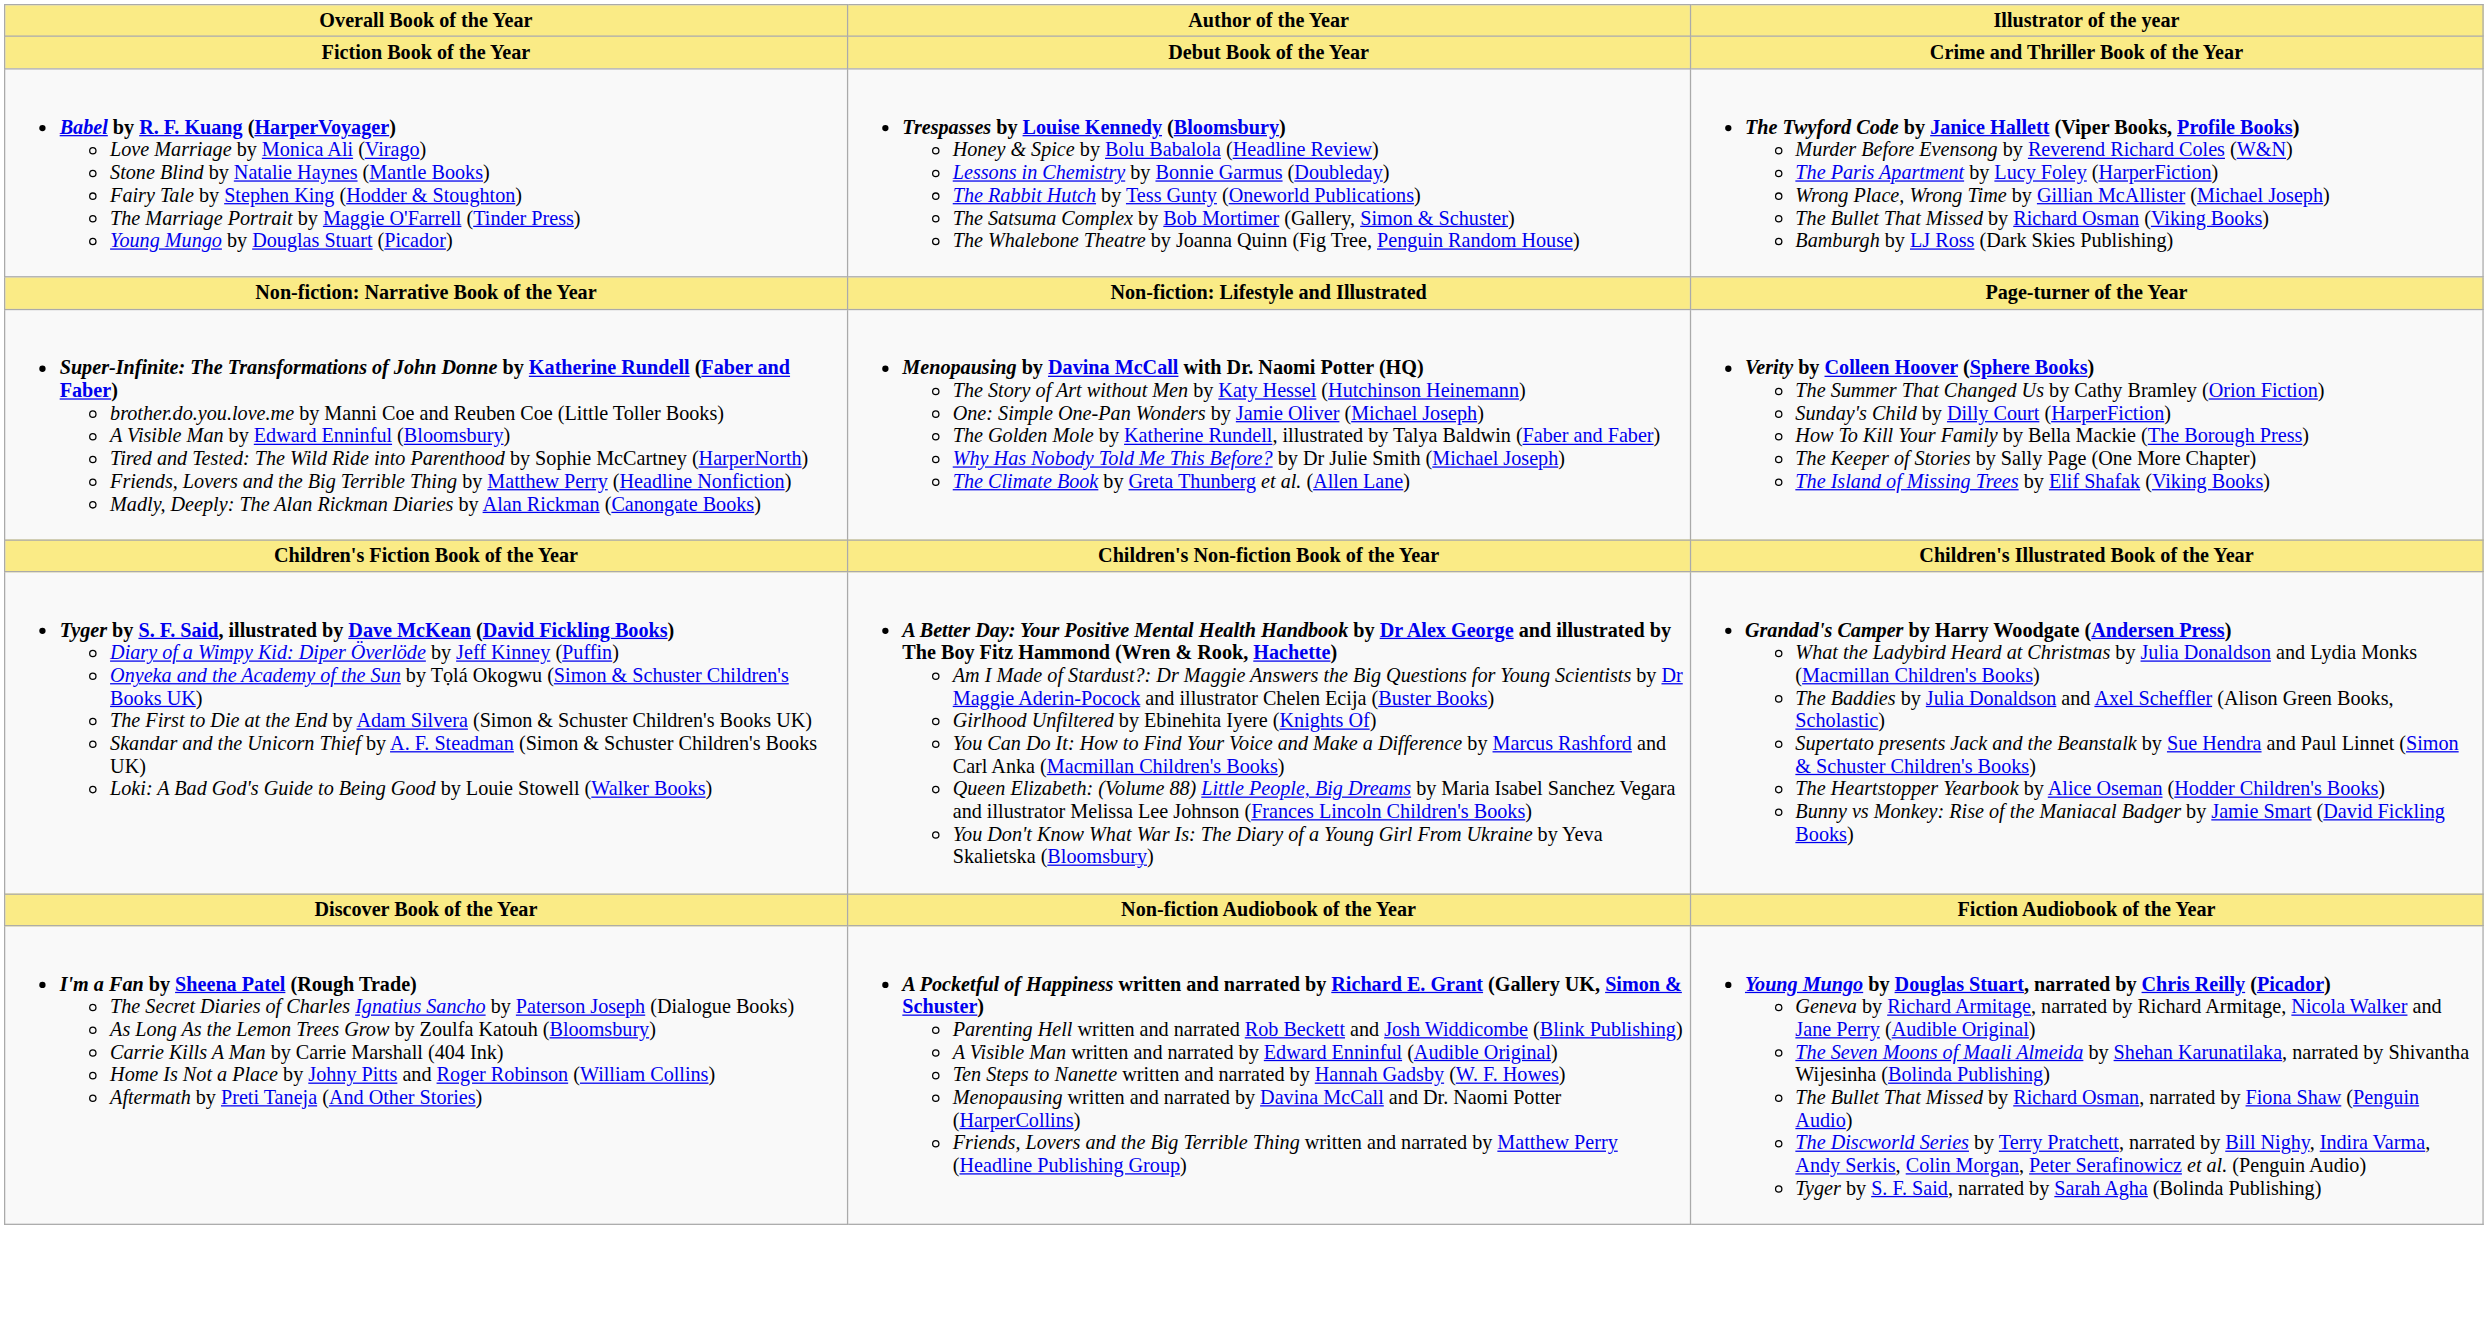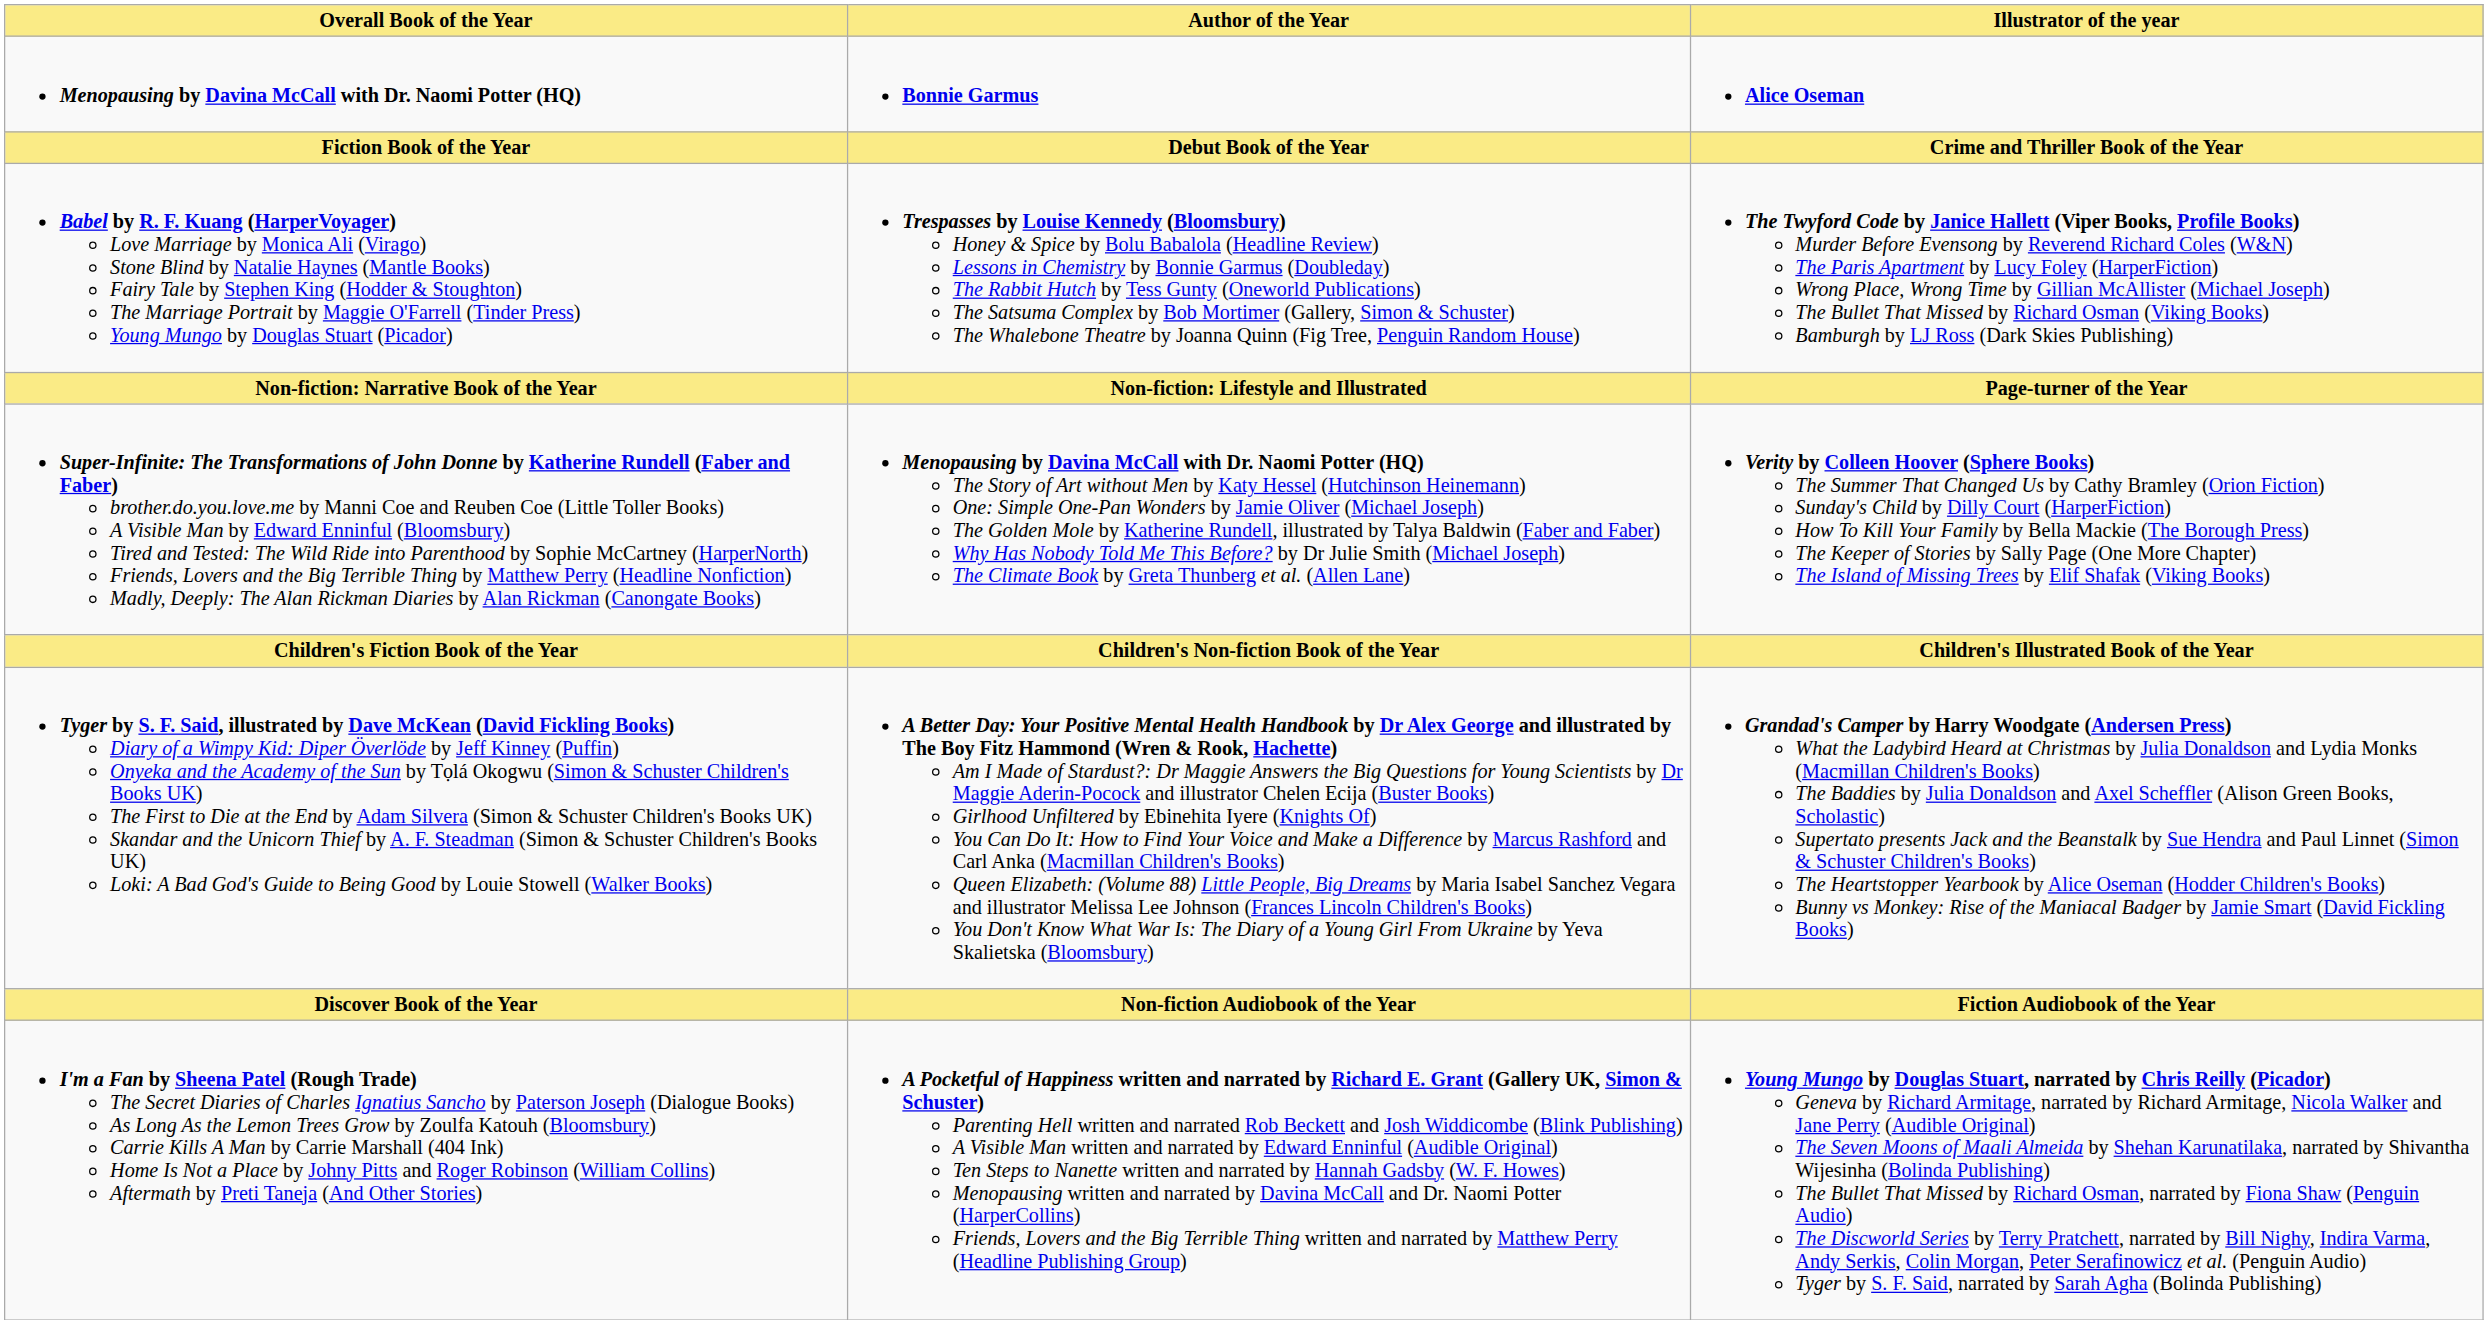+ row: (426, 95)
